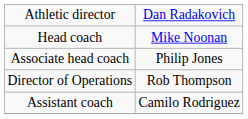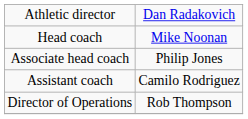rows swapped: (70, 102) <-> (70, 80)
